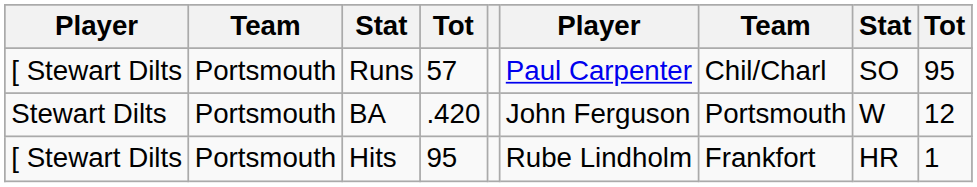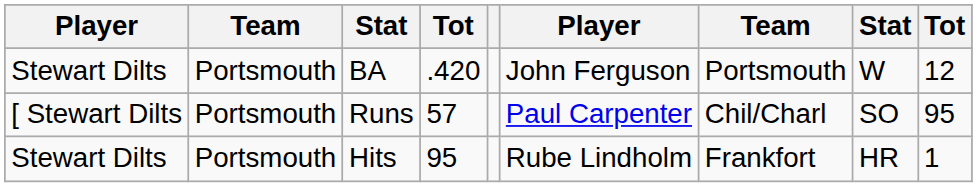rows swapped: (367, 114) <-> (381, 70)
(97, 158) [ Stewart Dilts -> (89, 158) Stewart Dilts
